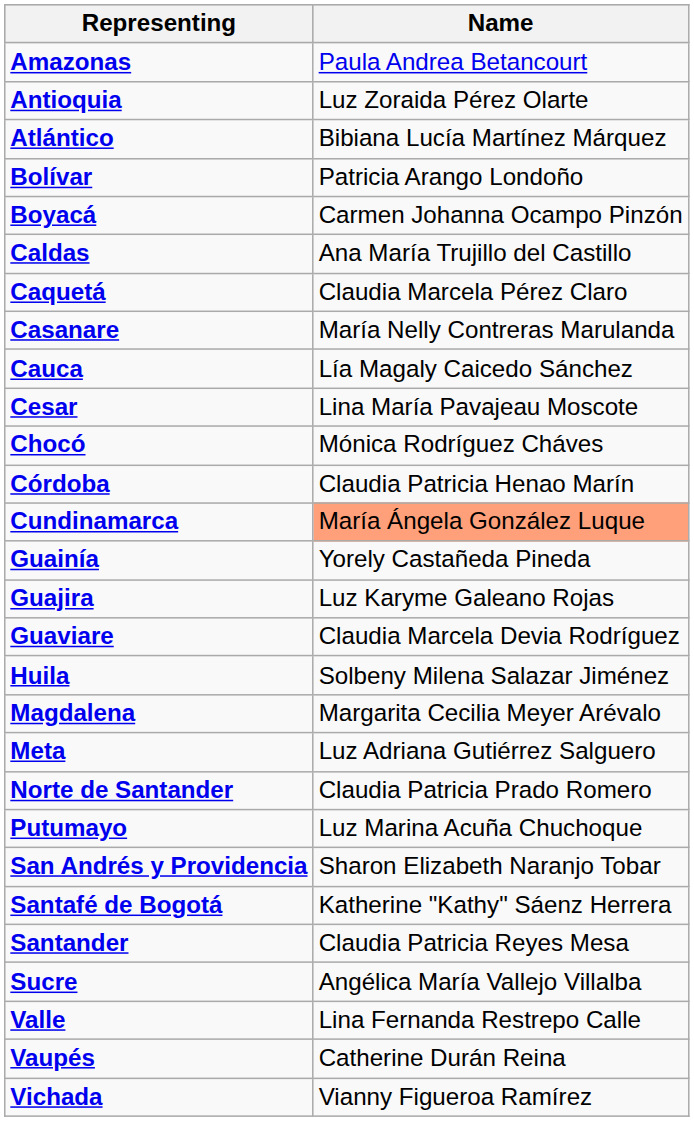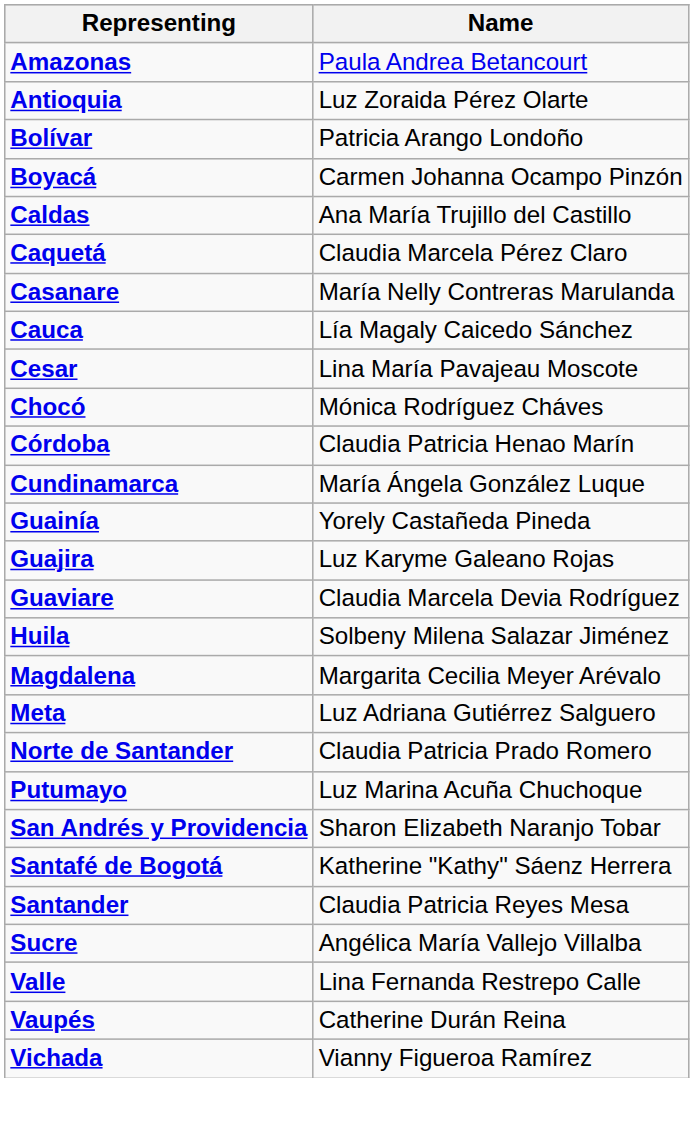- row: (62, 138)
(482, 521) lightsalmon background -> (482, 483) no background
